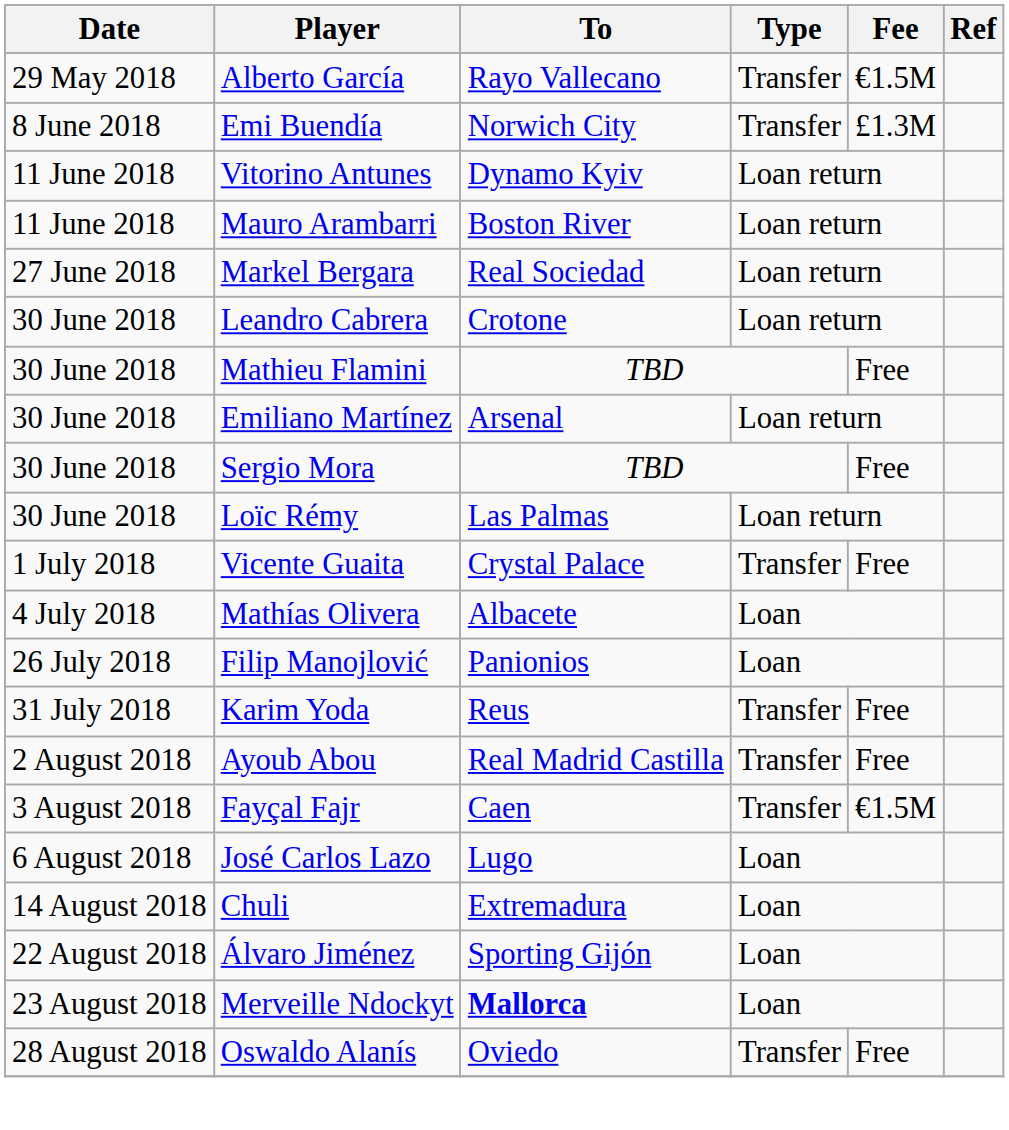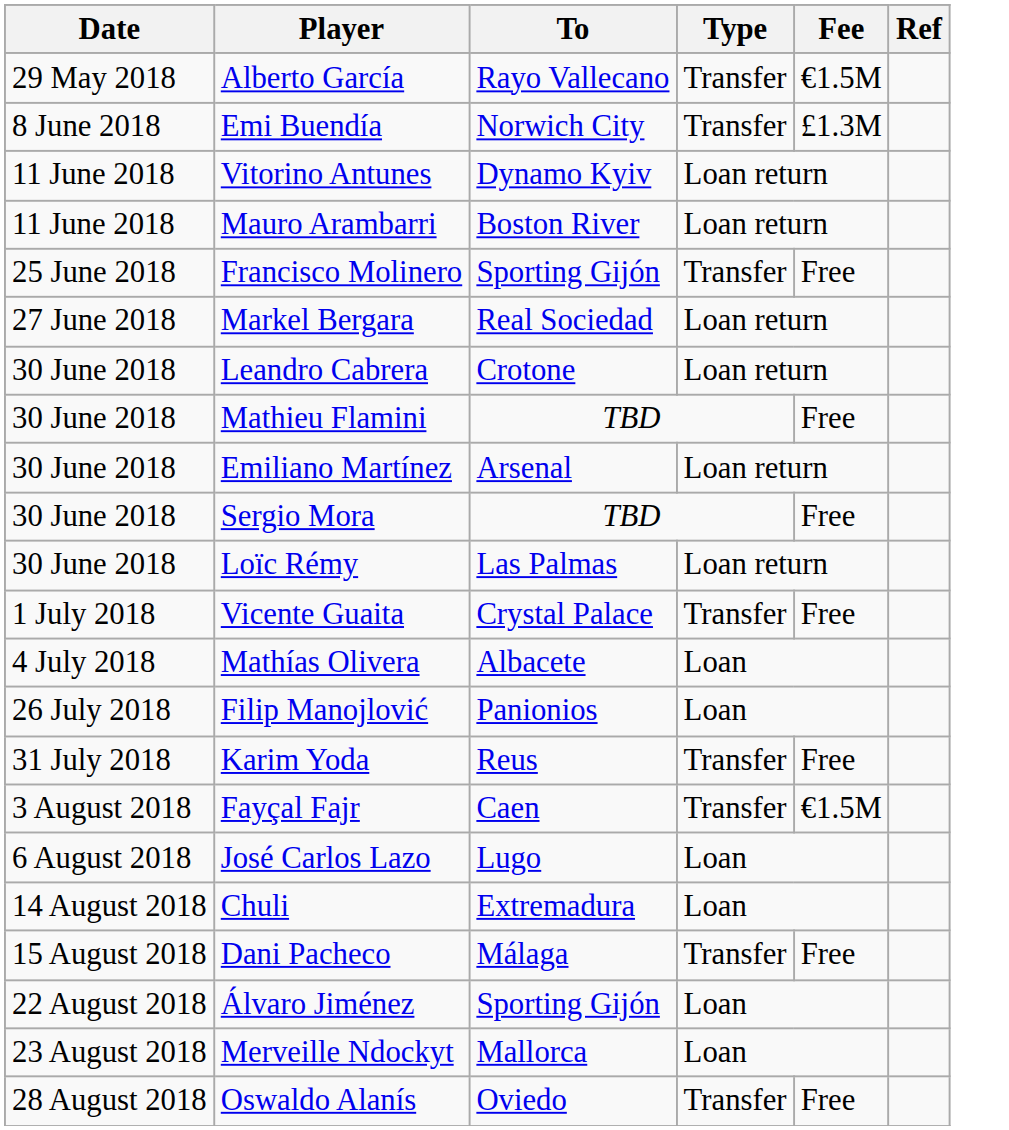+ row: (342, 272)
- row: (298, 759)
+ row: (306, 954)
(527, 1003) bold -> (532, 1051) normal
